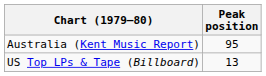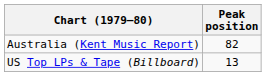(232, 44) 95 -> (232, 44) 82
